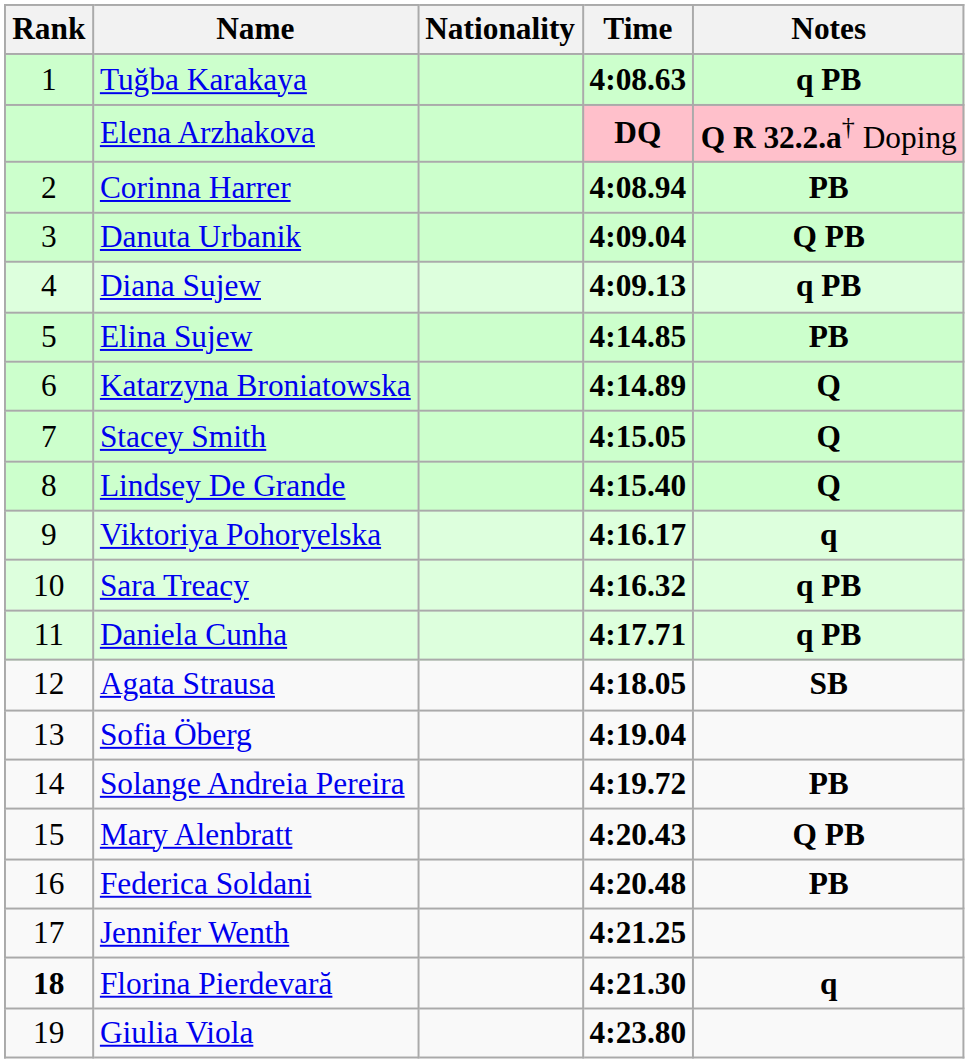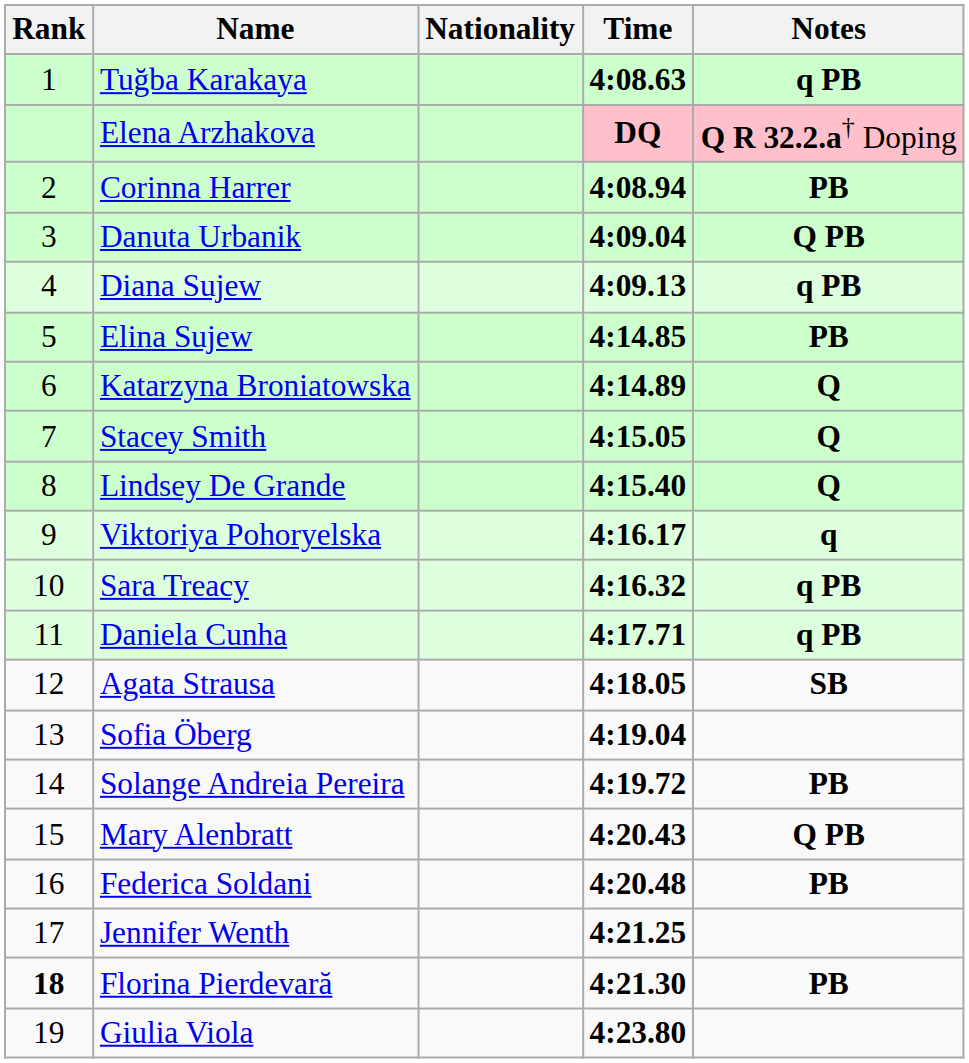(829, 982) q -> (829, 982) PB
